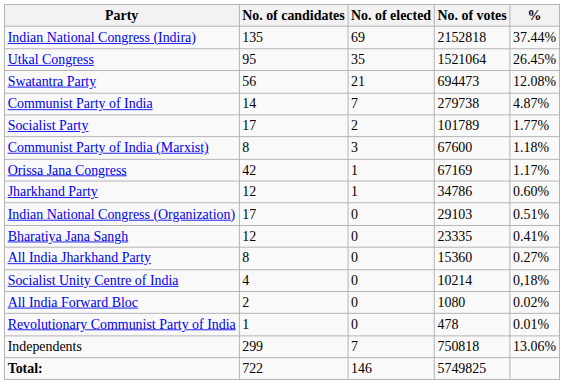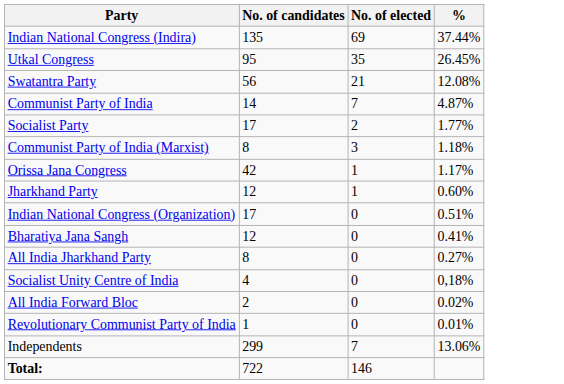- column: (472, 15)
